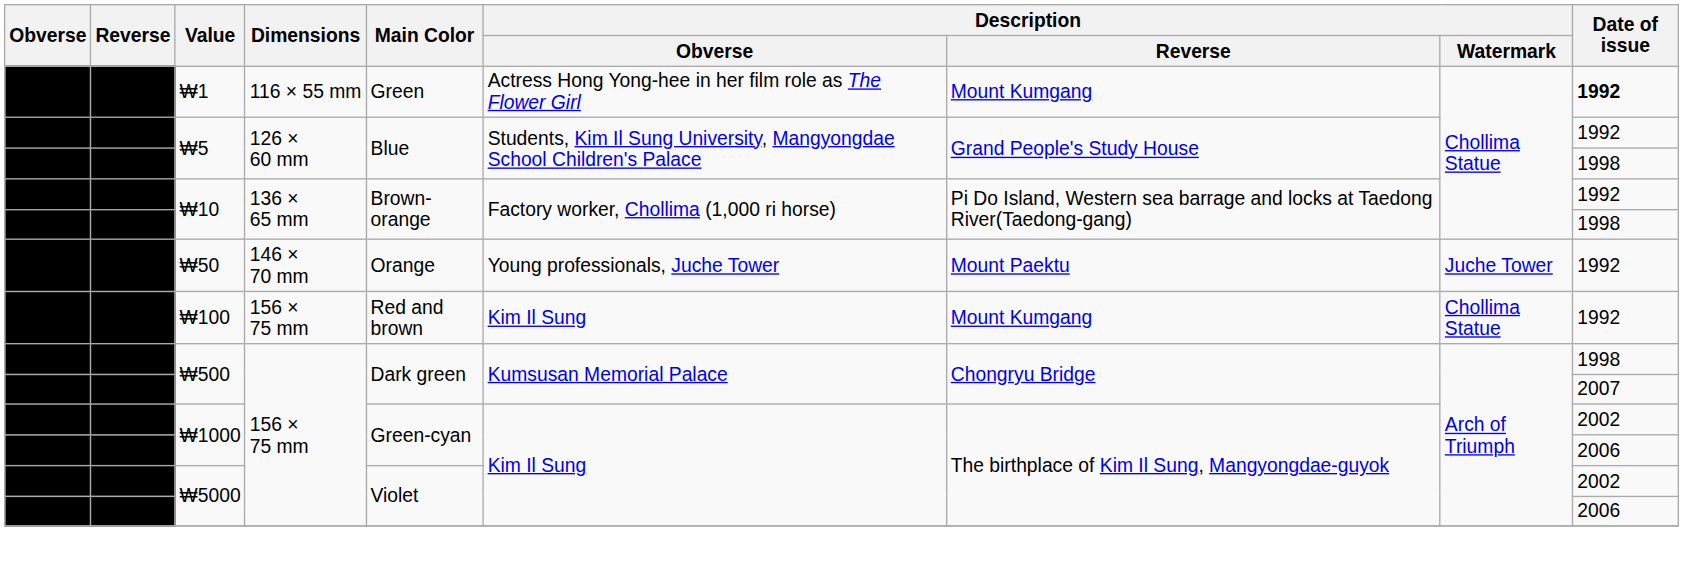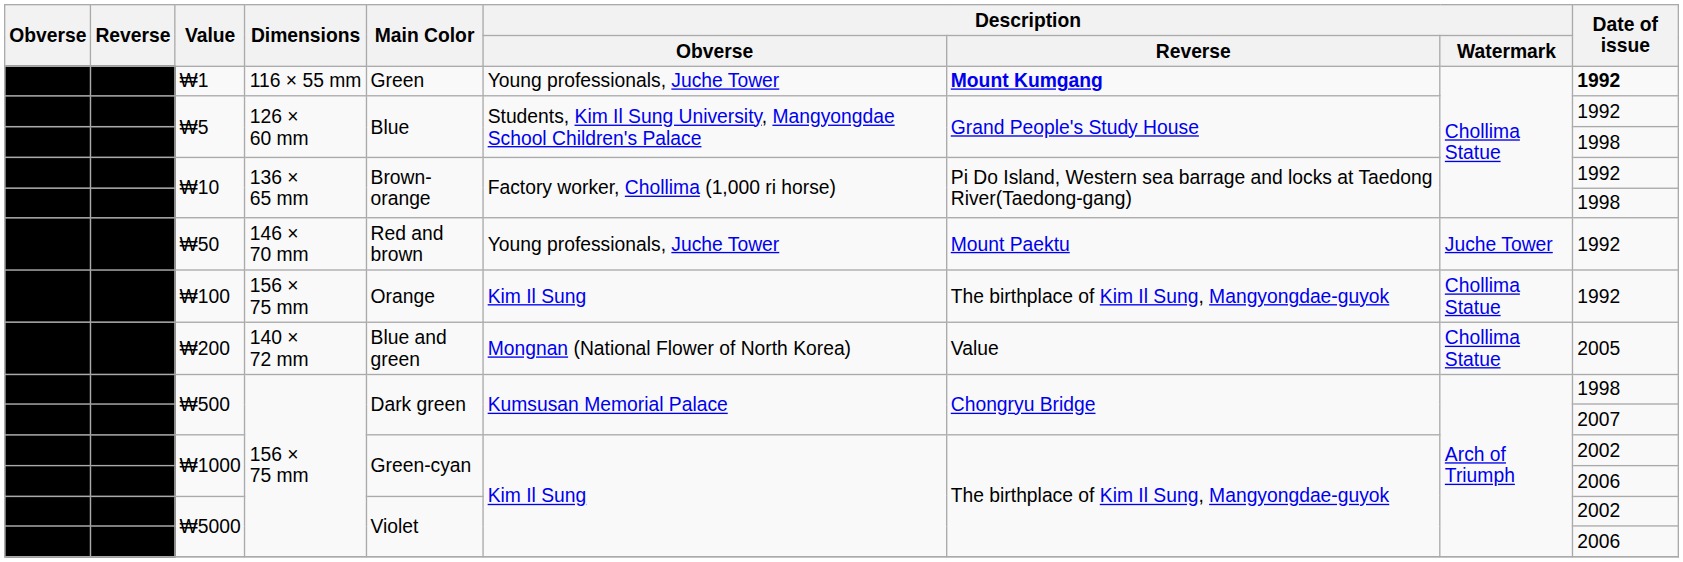(684, 92) Actress Hong Yong-hee in her film role as The Flower Girl -> (633, 81) Young professionals, Juche Tower
(1022, 92) normal -> (1027, 81) bold
(403, 266) Orange -> (407, 244) Red and brown
(407, 318) Red and brown -> (403, 296) Orange
(1022, 318) Mount Kumgang -> (1170, 296) The birthplace of Kim Il Sung, Mangyongdae-guyok
+ row: (205, 348)
